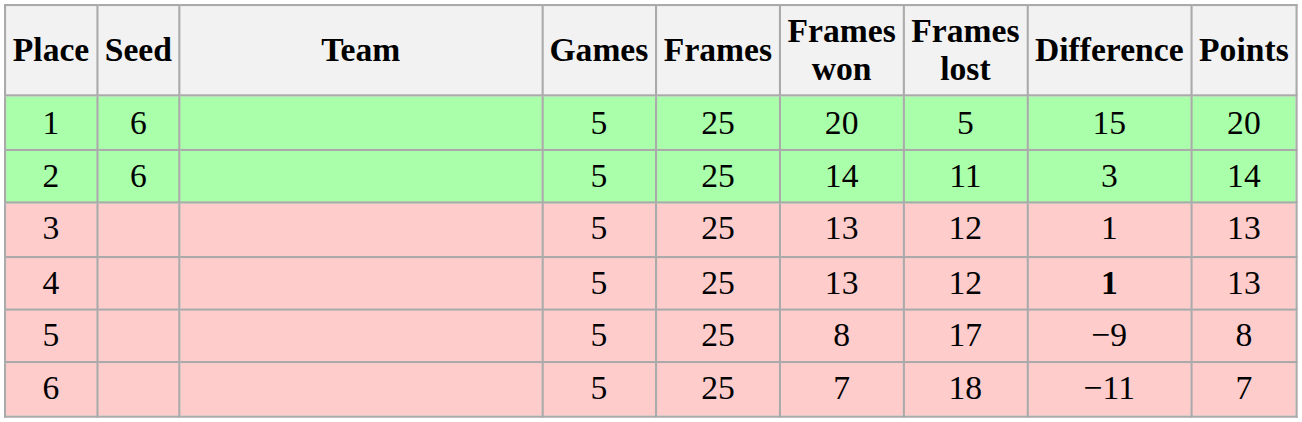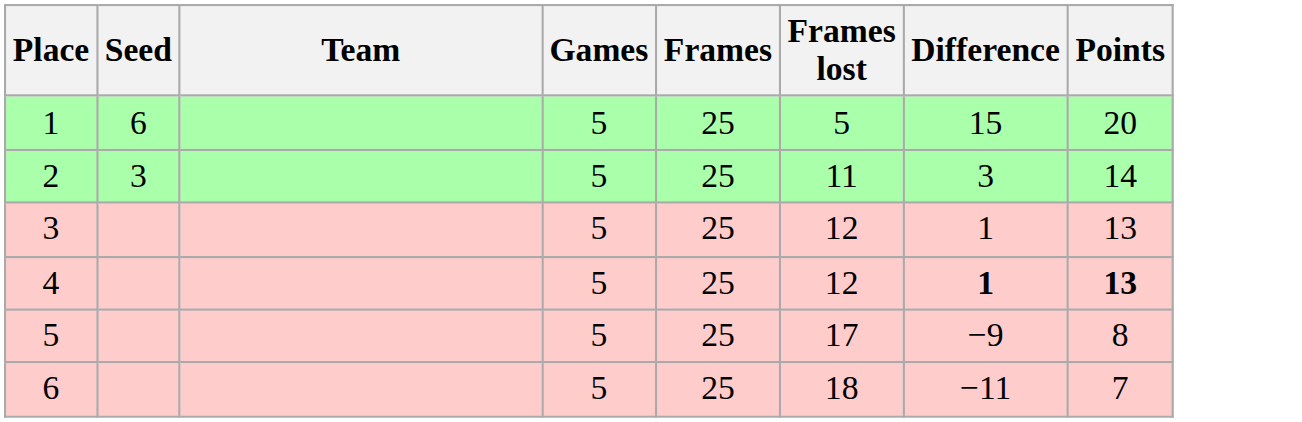- column: (842, 50)
(138, 175) 6 -> (138, 175) 3
(1244, 282) normal -> (1120, 282) bold
